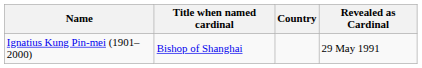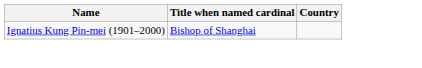- column: (368, 19)
